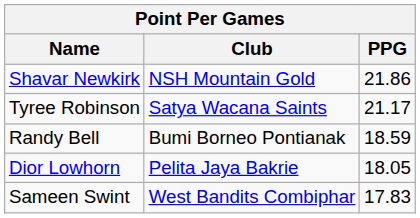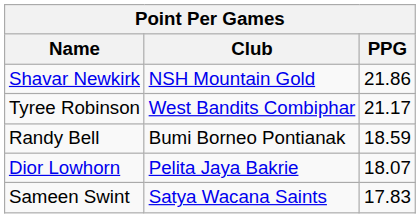(238, 108) Satya Wacana Saints -> (252, 108) West Bandits Combiphar
(387, 167) 18.05 -> (387, 167) 18.07
(252, 197) West Bandits Combiphar -> (238, 197) Satya Wacana Saints
